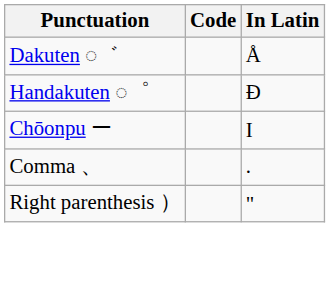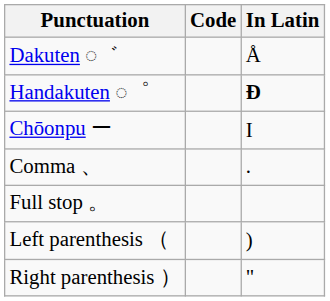(253, 92) normal -> (253, 92) bold
+ row: (59, 202)
+ row: (89, 239)
